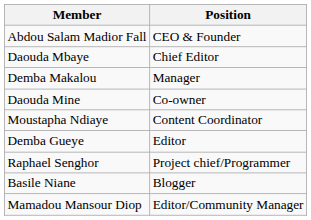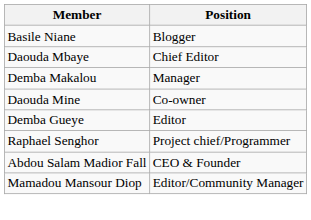rows swapped: (77, 36) <-> (42, 183)
- row: (58, 120)
